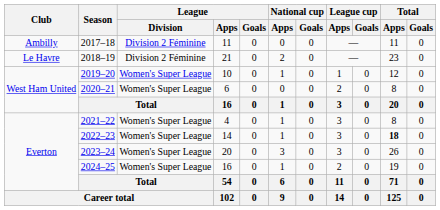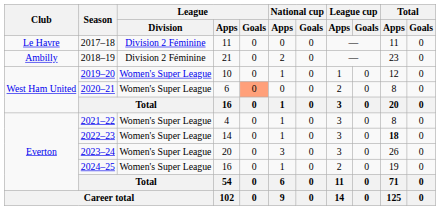(41, 43) Ambilly -> (41, 43) Le Havre
(41, 58) Le Havre -> (41, 58) Ambilly
(254, 89) no background -> (254, 89) lightsalmon background
